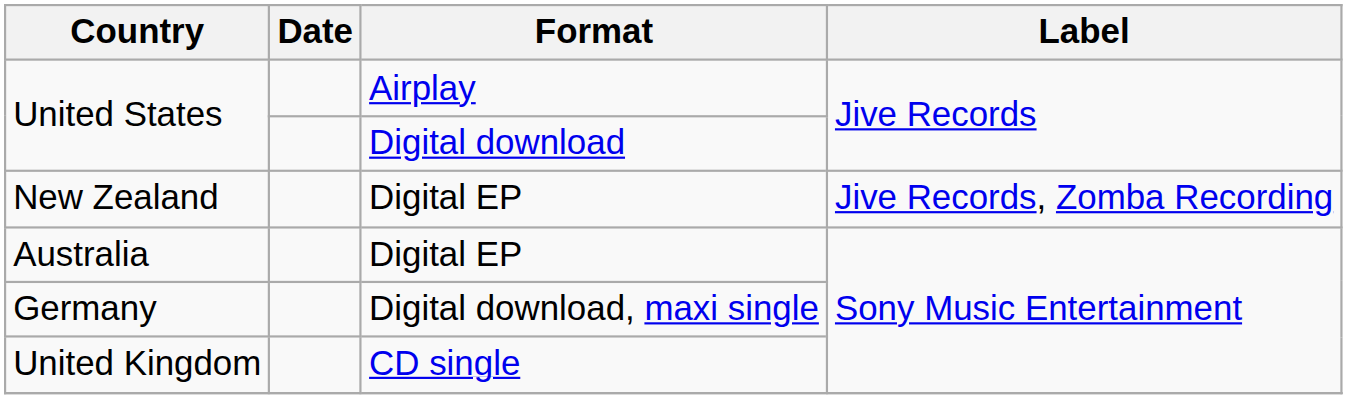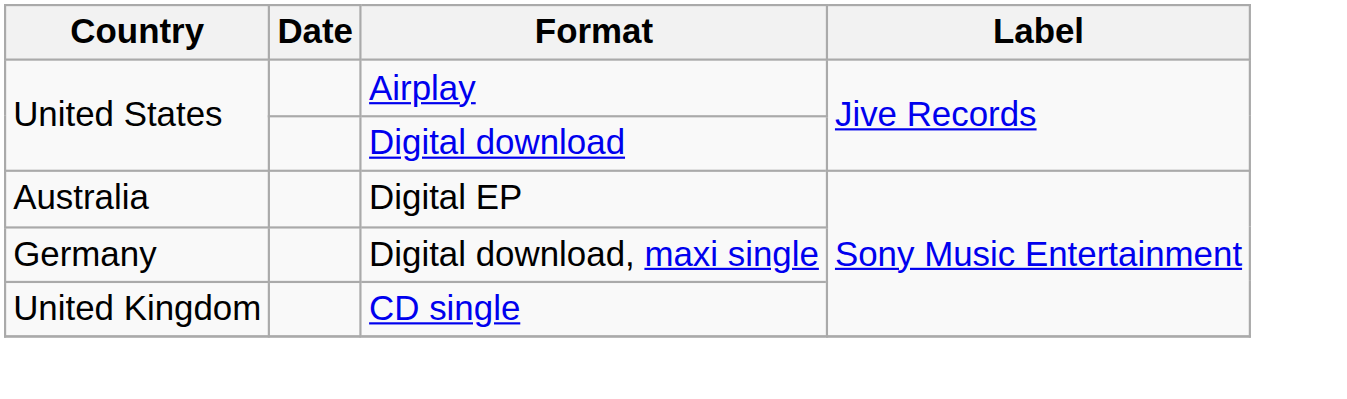- row: (116, 198)
